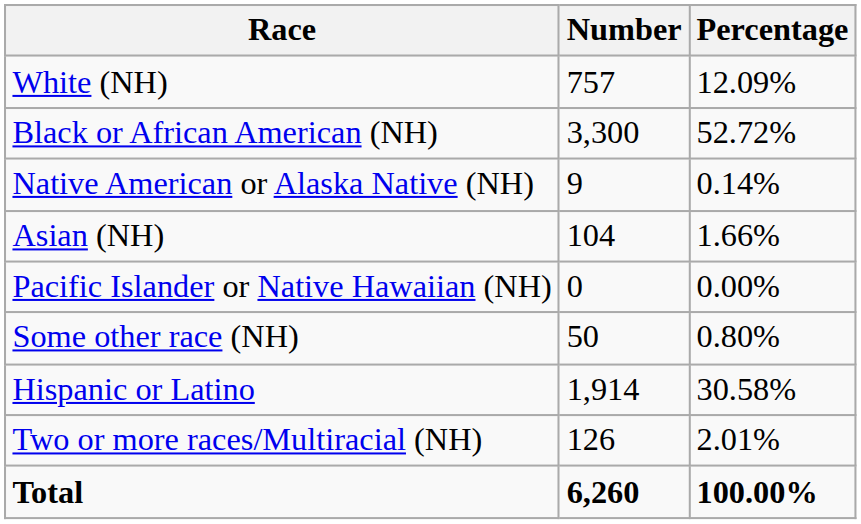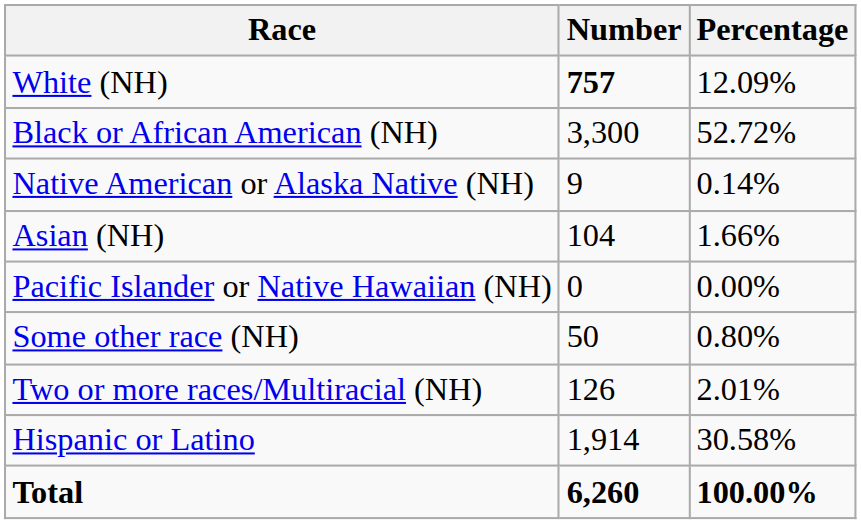(591, 81) normal -> (591, 81) bold
rows swapped: (247, 440) <-> (134, 388)
